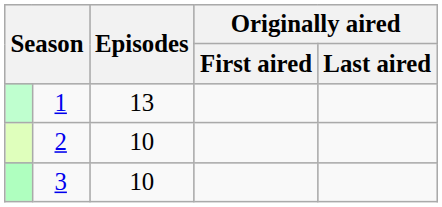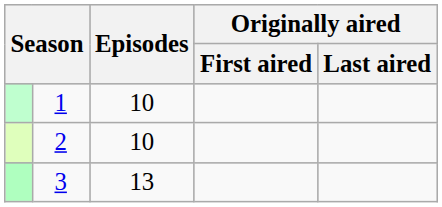(142, 102) 13 -> (142, 102) 10
(142, 181) 10 -> (142, 181) 13
